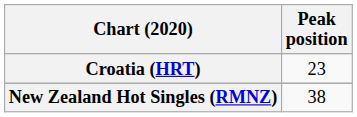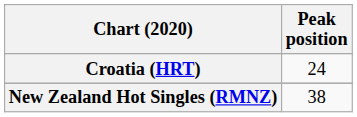(317, 68) 23 -> (317, 68) 24
